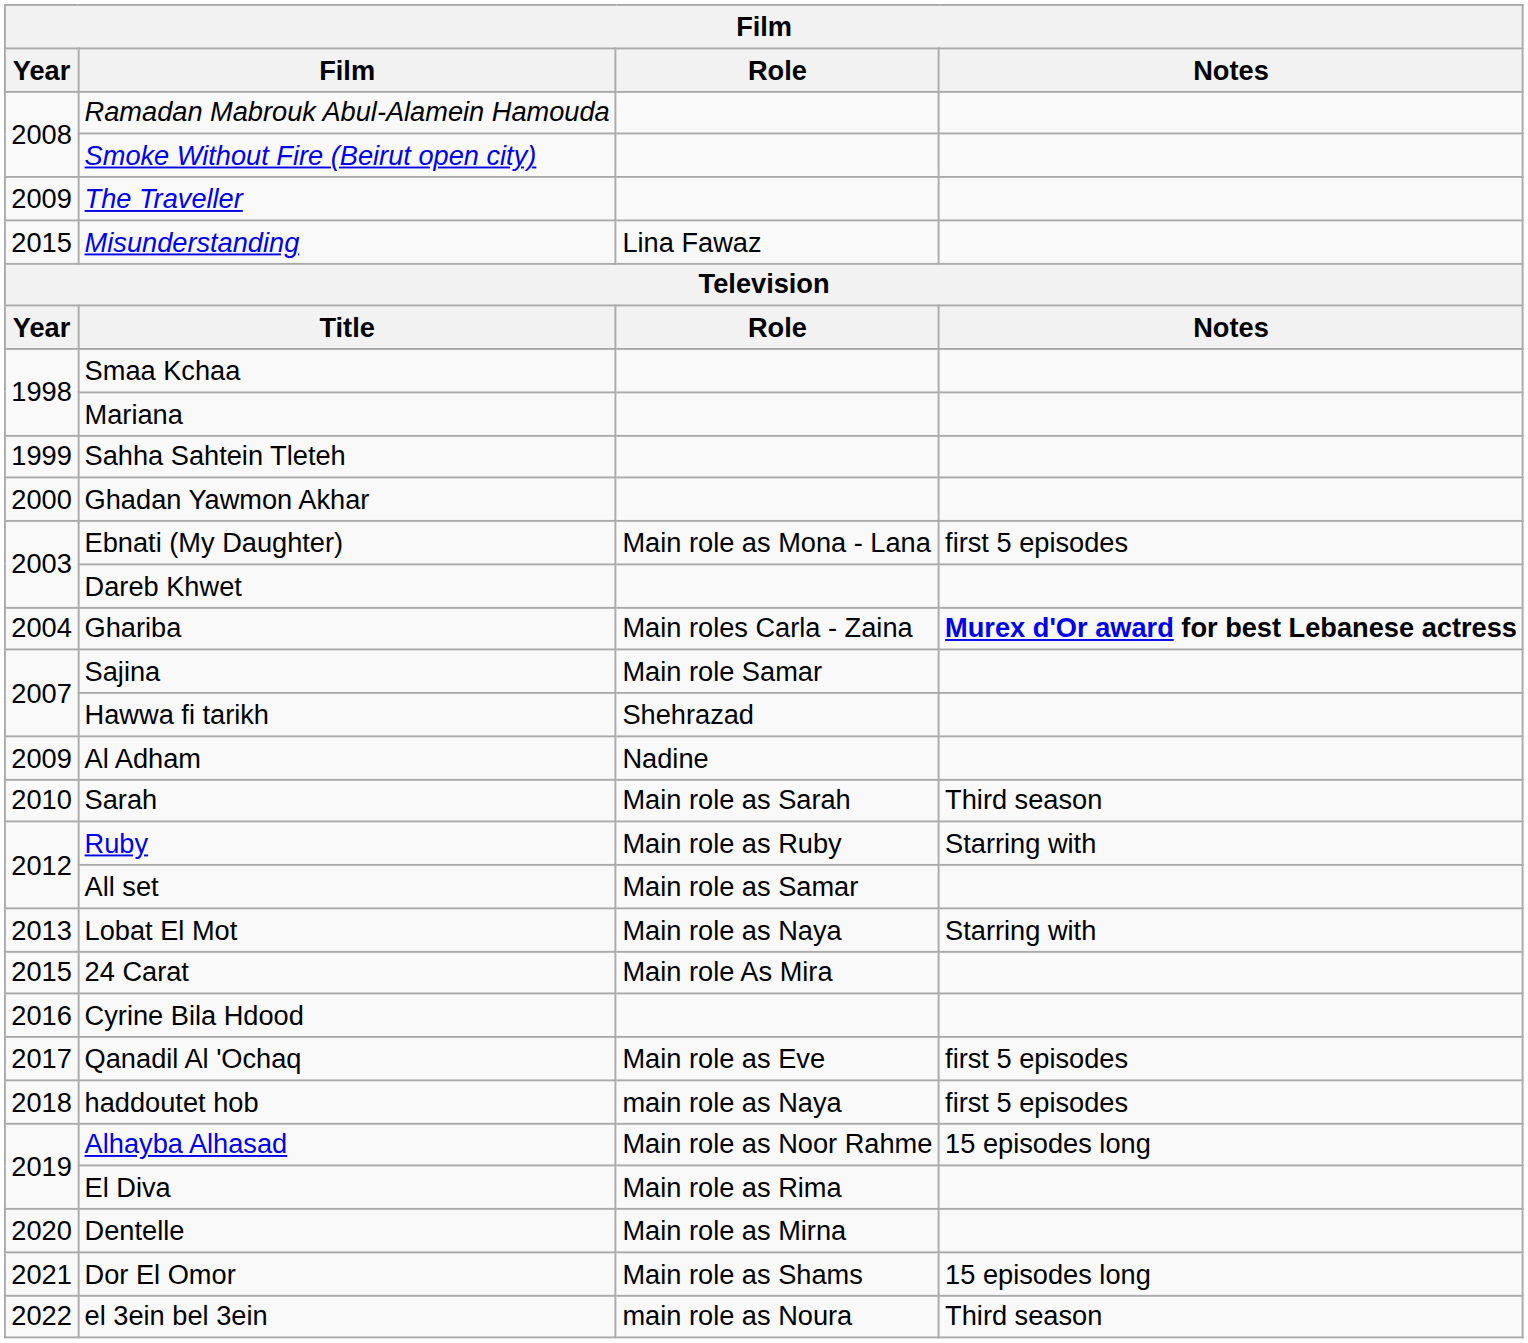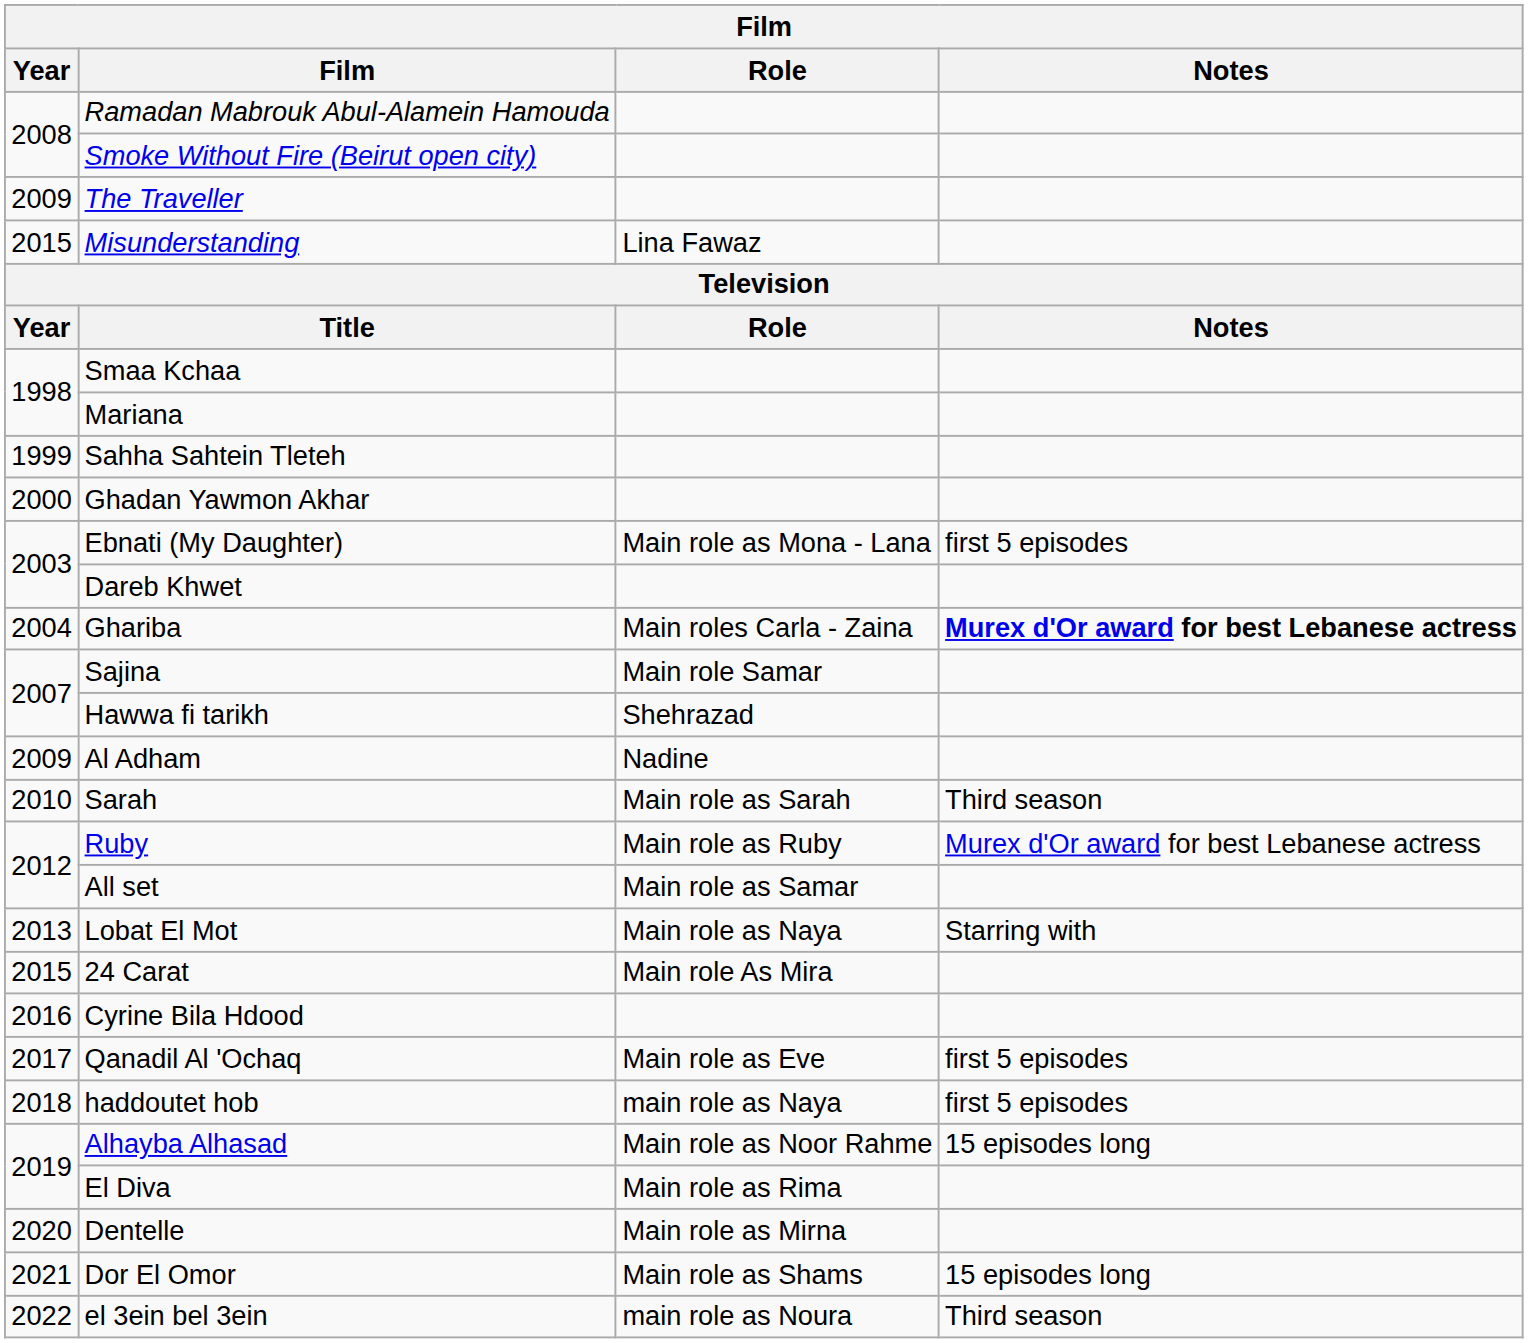(1021, 844) Starring with -> (1213, 844) Murex d'Or award for best Lebanese actress
